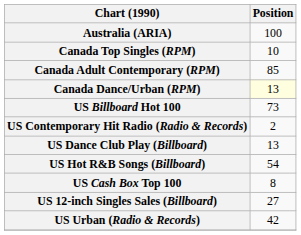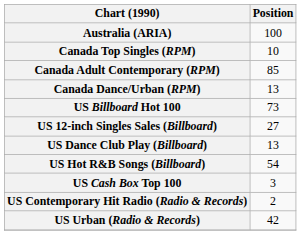(273, 88) lightyellow background -> (273, 88) no background
rows swapped: (127, 201) <-> (127, 126)
(273, 182) 8 -> (273, 182) 3
